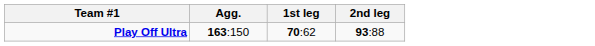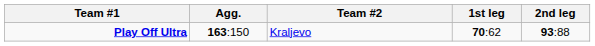+ column: (360, 13)
